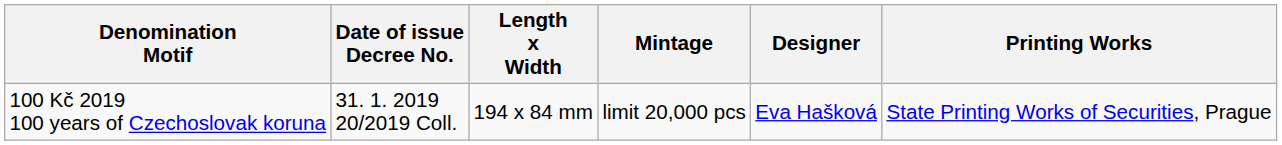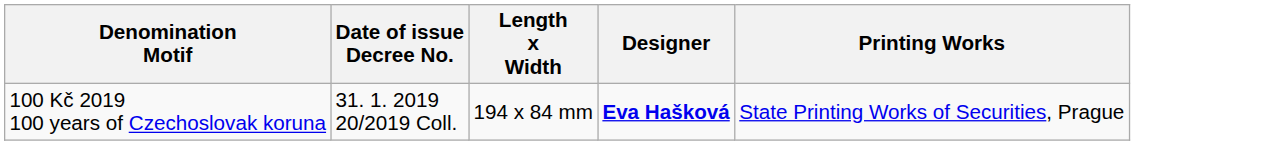- column: (674, 44)
(816, 111) normal -> (666, 111) bold
